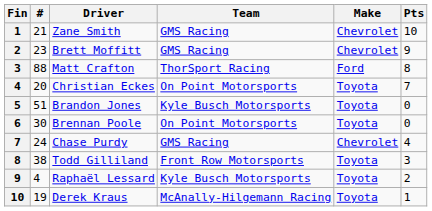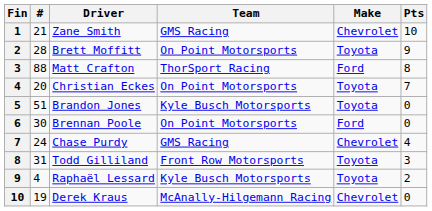(40, 51) 23 -> (40, 51) 28
(195, 51) GMS Racing -> (229, 51) On Point Motorsports
(368, 51) Chevrolet -> (357, 51) Toyota
(357, 124) Toyota -> (350, 124) Ford
(40, 161) 38 -> (40, 161) 31
(357, 197) Toyota -> (368, 197) Chevrolet
(407, 197) 1 -> (407, 197) 0
